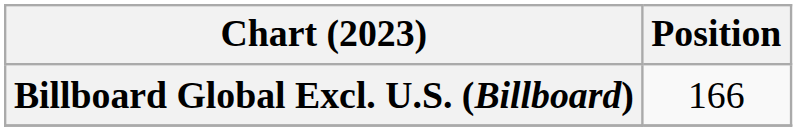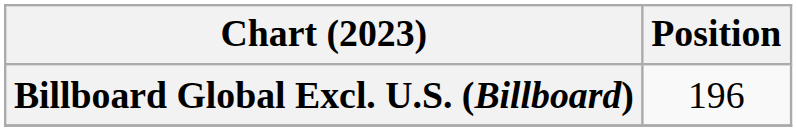(716, 94) 166 -> (716, 94) 196
